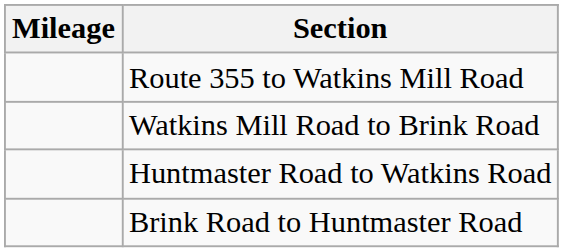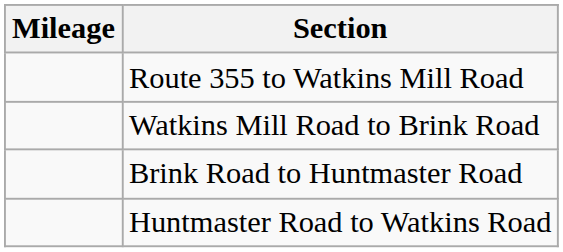rows swapped: (326, 221) <-> (340, 173)
